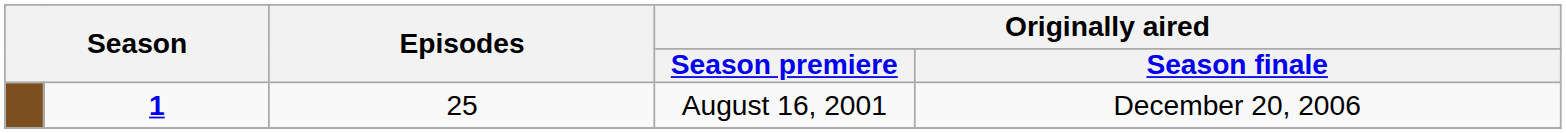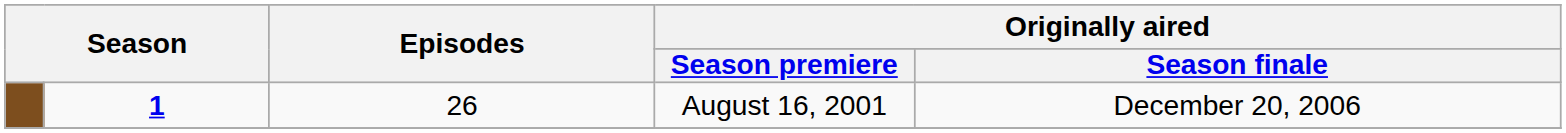(462, 104) 25 -> (462, 104) 26
